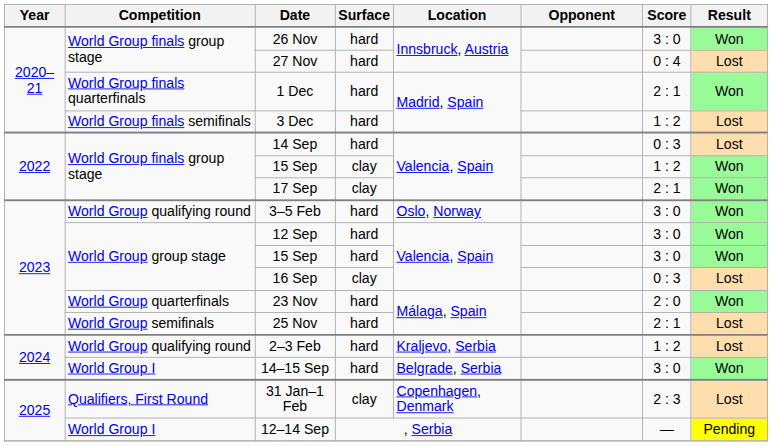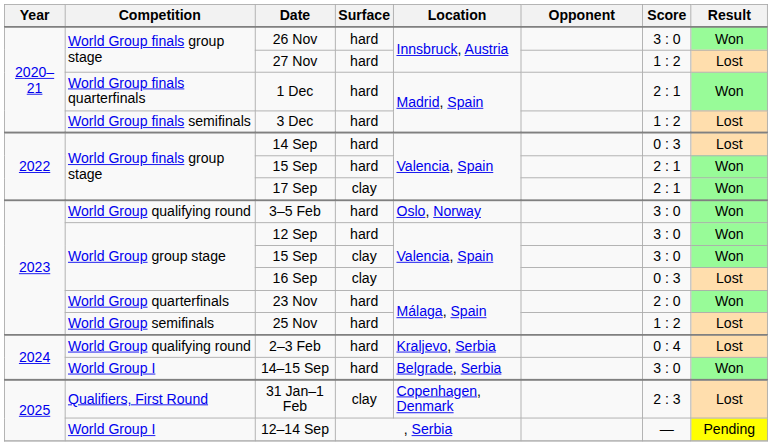(667, 61) 0 : 4 -> (667, 61) 1 : 2
(364, 166) clay -> (364, 166) hard
(667, 166) 1 : 2 -> (667, 166) 2 : 1
(364, 256) hard -> (364, 256) clay
(667, 323) 2 : 1 -> (667, 323) 1 : 2
(667, 346) 1 : 2 -> (667, 346) 0 : 4
